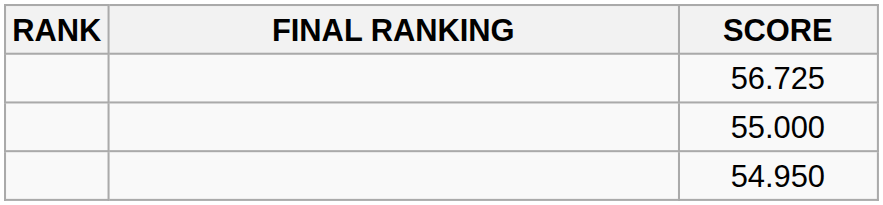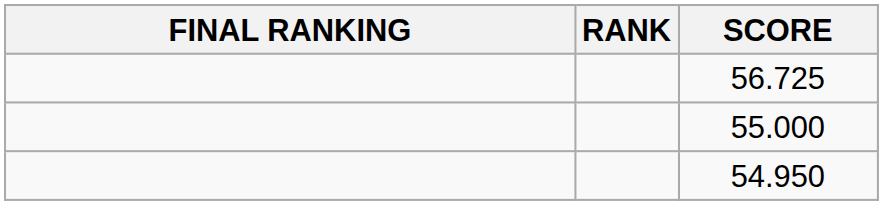columns swapped: (57, 30) <-> (393, 30)
